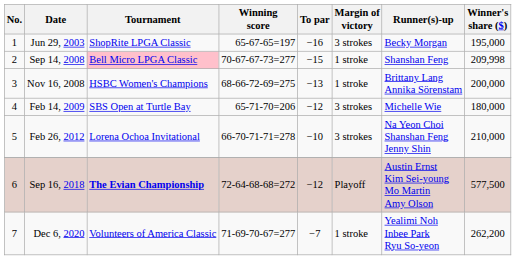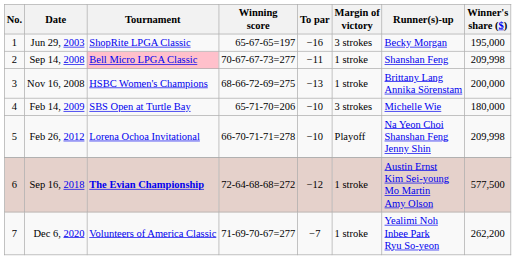(315, 60) −15 -> (315, 60) −11
(315, 107) −12 -> (315, 107) −10
(353, 137) 3 strokes -> (350, 137) Playoff
(488, 137) 210,000 -> (488, 137) 209,998
(350, 185) Playoff -> (351, 185) 1 stroke
